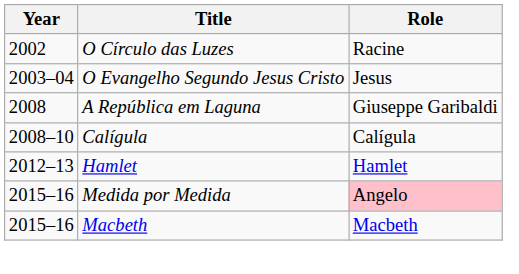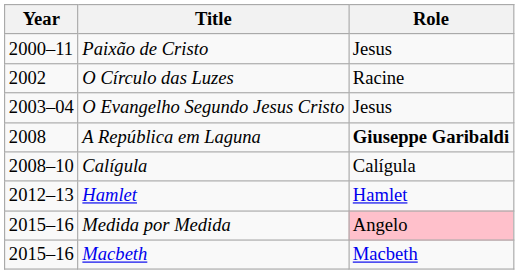+ row: (145, 48)
(425, 107) normal -> (431, 136) bold
